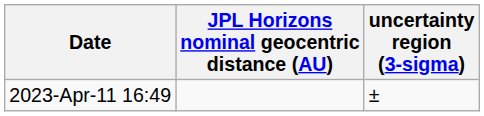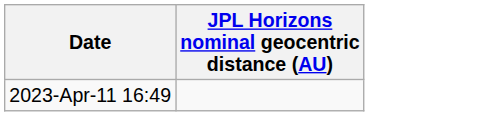- column: (422, 42)
